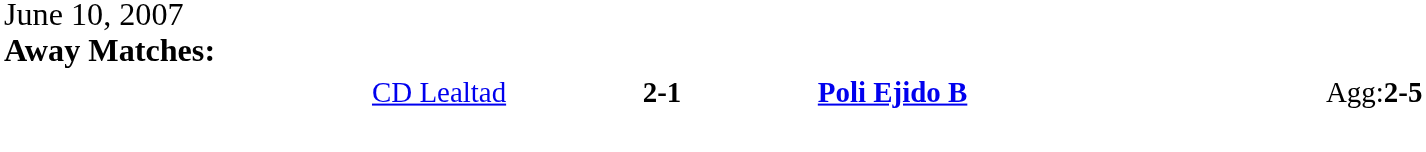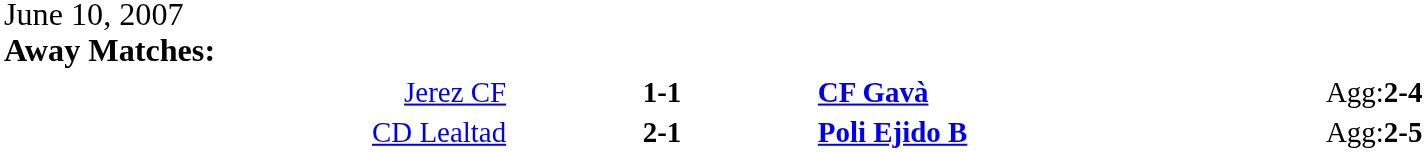+ row: (455, 92)
